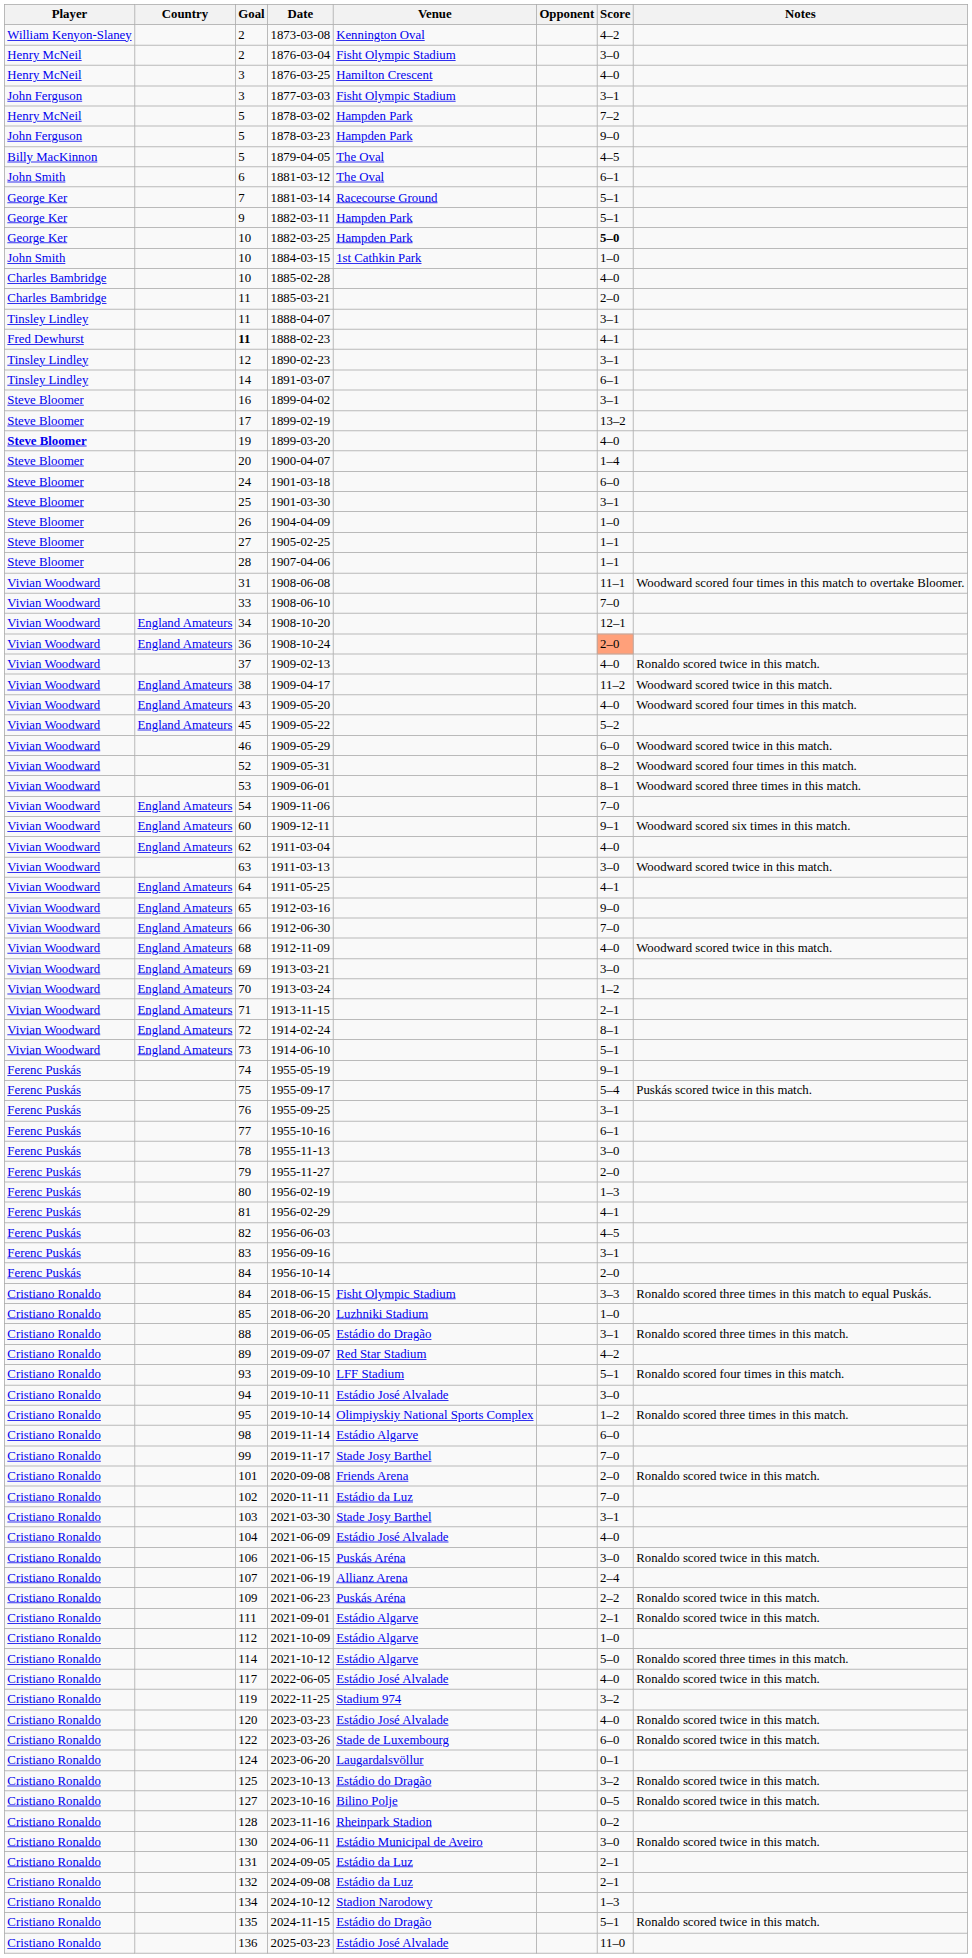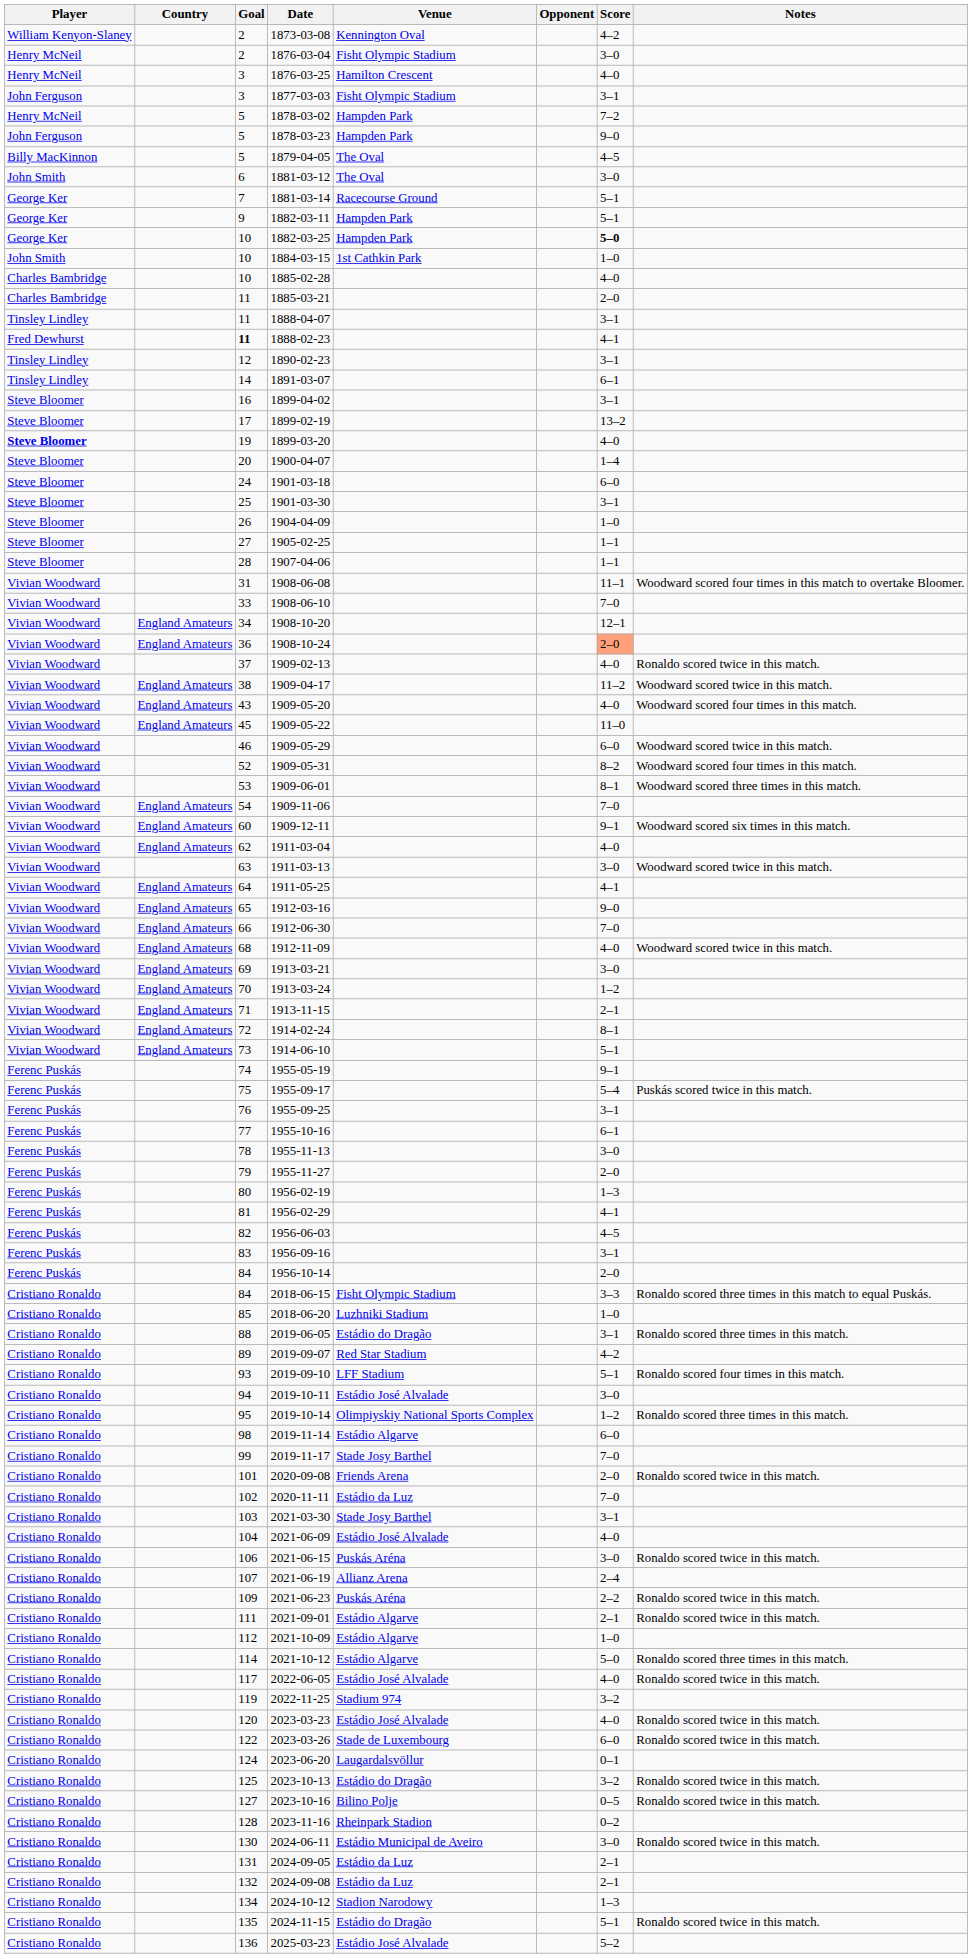(610, 177) 6–1 -> (610, 177) 3–0
(610, 725) 5–2 -> (613, 725) 11–0
(613, 1943) 11–0 -> (610, 1943) 5–2
